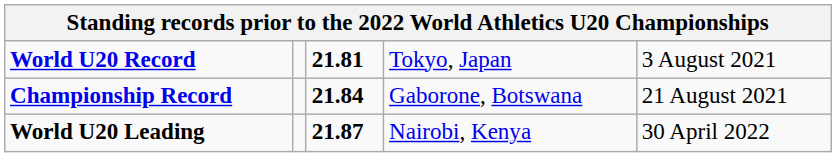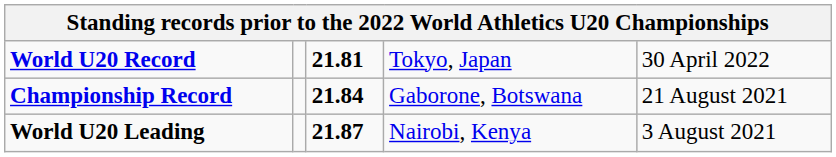(709, 59) 3 August 2021 -> (706, 59) 30 April 2022
(706, 132) 30 April 2022 -> (709, 132) 3 August 2021
